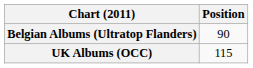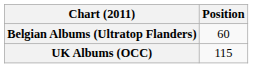(223, 33) 90 -> (223, 33) 60
